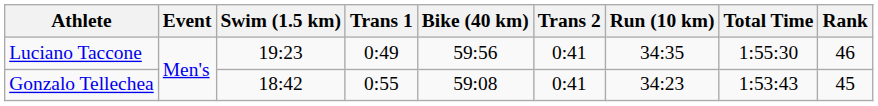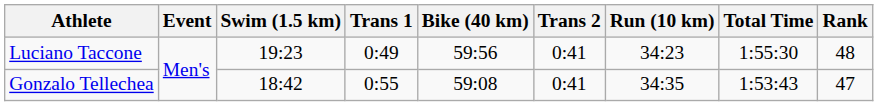(662, 52) 34:35 -> (662, 52) 34:23
(845, 52) 46 -> (845, 52) 48
(662, 85) 34:23 -> (662, 85) 34:35
(845, 85) 45 -> (845, 85) 47
